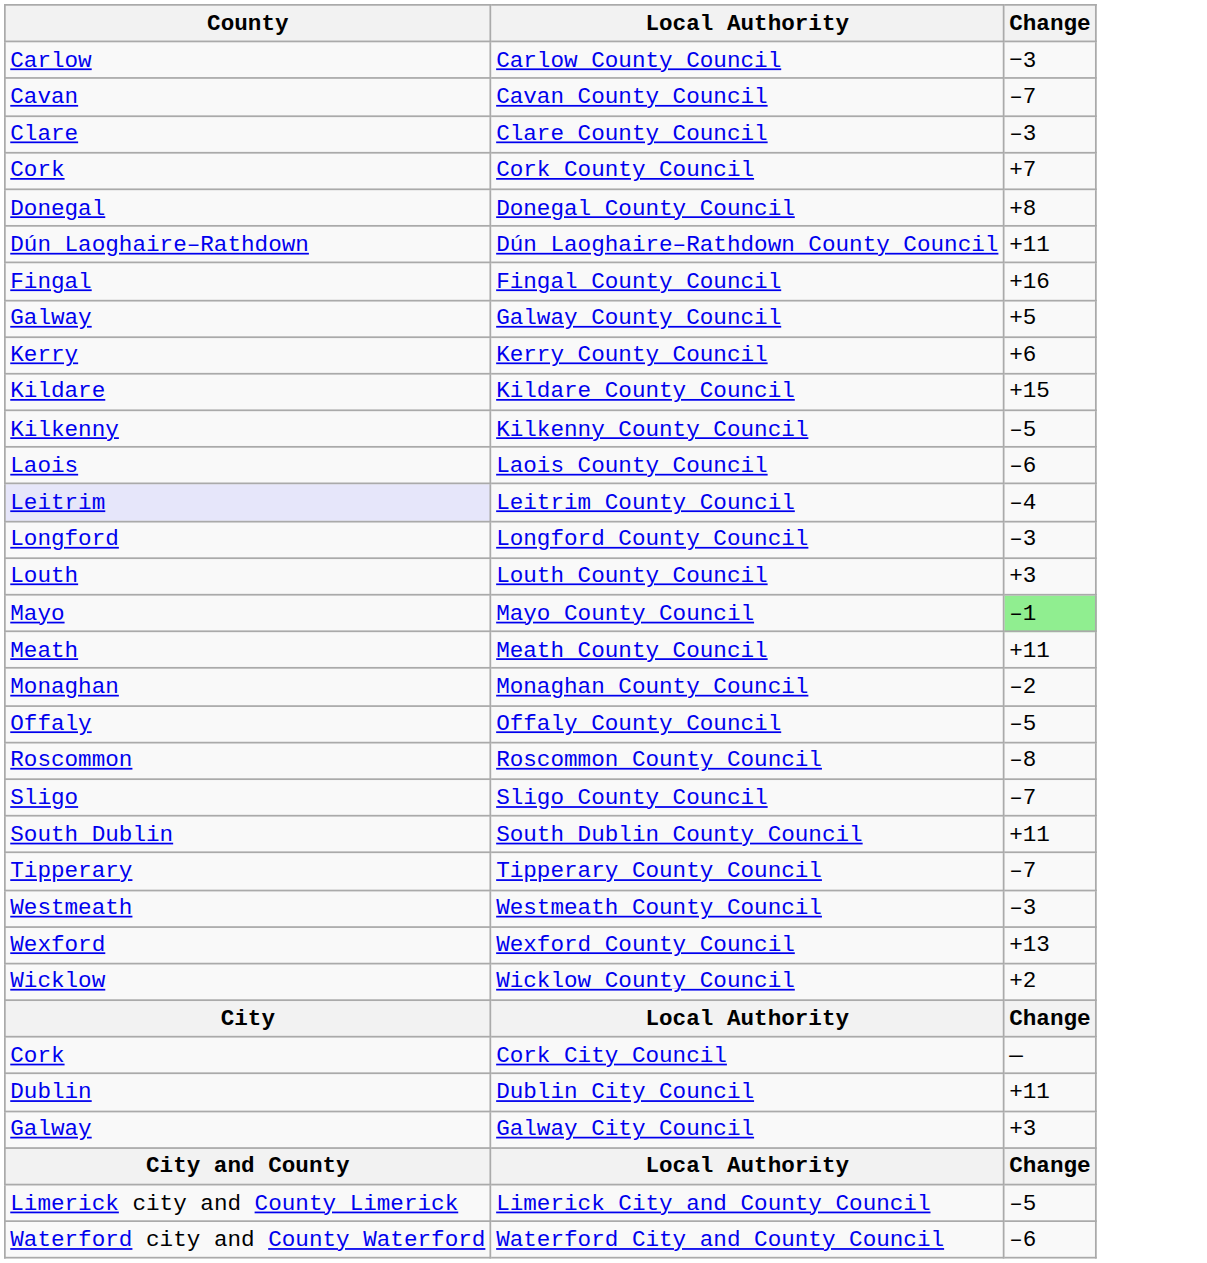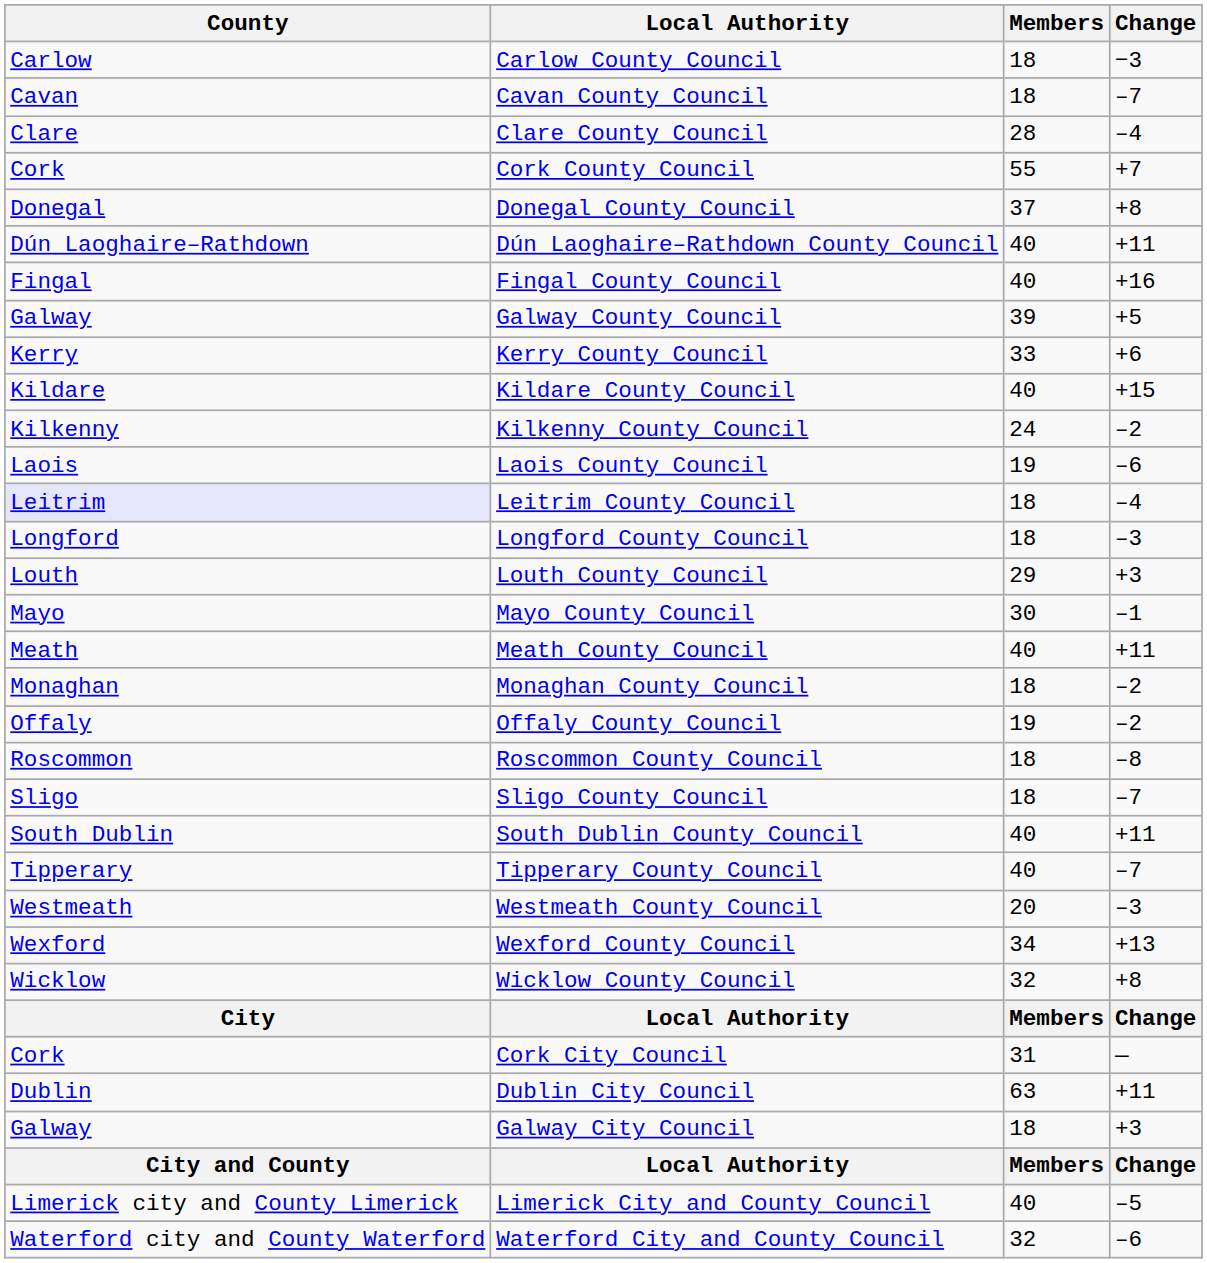+ column: (1057, 23)
(1023, 134) –3 -> (1129, 134) –4
(1023, 429) –5 -> (1129, 429) –2
(1023, 613) lightgreen background -> (1129, 613) no background
(1023, 724) –5 -> (1129, 724) –2
(1023, 982) +2 -> (1129, 982) +8
